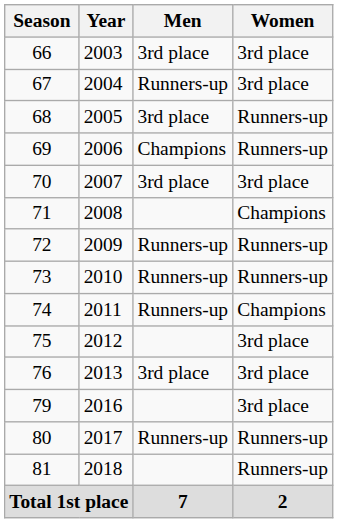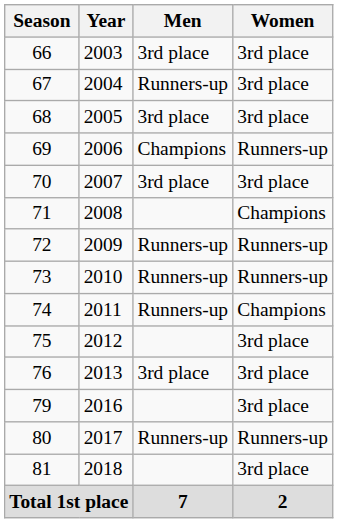(283, 117) Runners-up -> (273, 117) 3rd place
(283, 469) Runners-up -> (273, 469) 3rd place
